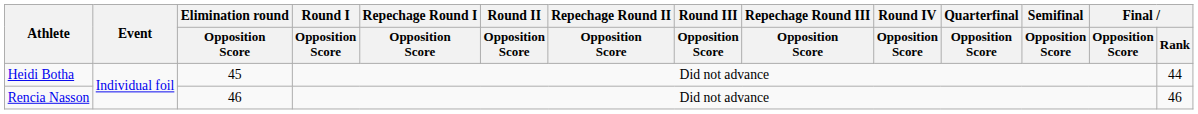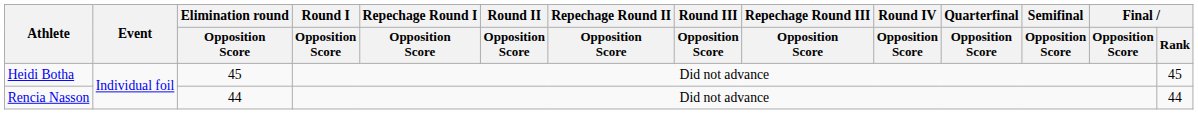(1175, 75) 44 -> (1175, 75) 45
(235, 97) 46 -> (235, 97) 44
(1175, 97) 46 -> (1175, 97) 44
